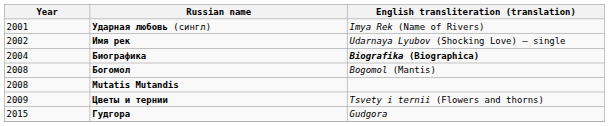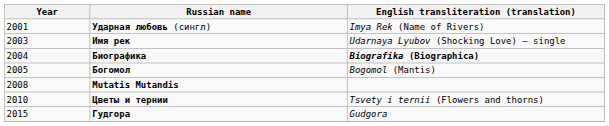(17, 41) 2002 -> (17, 41) 2003
(17, 70) 2008 -> (17, 70) 2005
(17, 99) 2009 -> (17, 99) 2010
